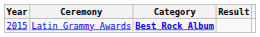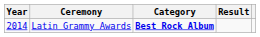(17, 26) 2015 -> (17, 26) 2014
